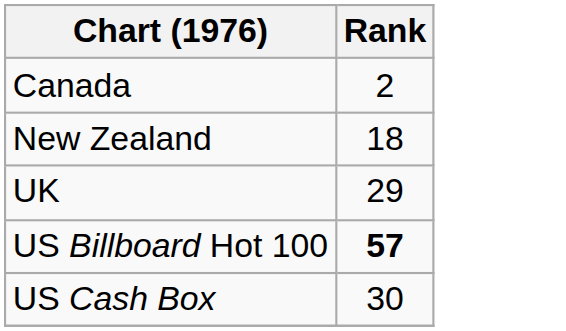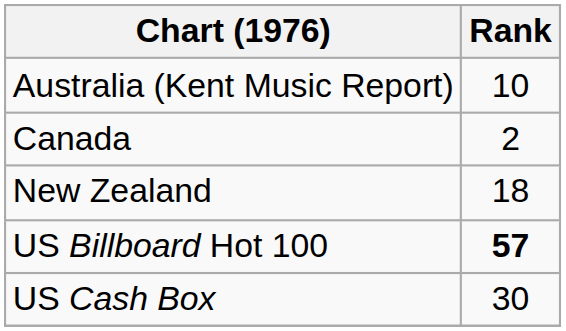+ row: (233, 84)
- row: (36, 191)
